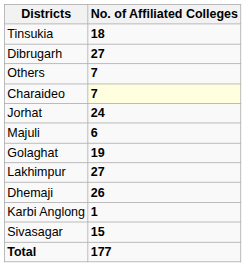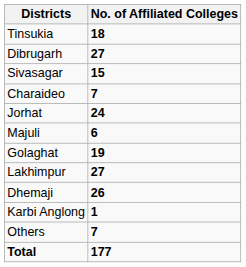rows swapped: (35, 232) <-> (26, 73)
(94, 93) lightyellow background -> (94, 93) no background
